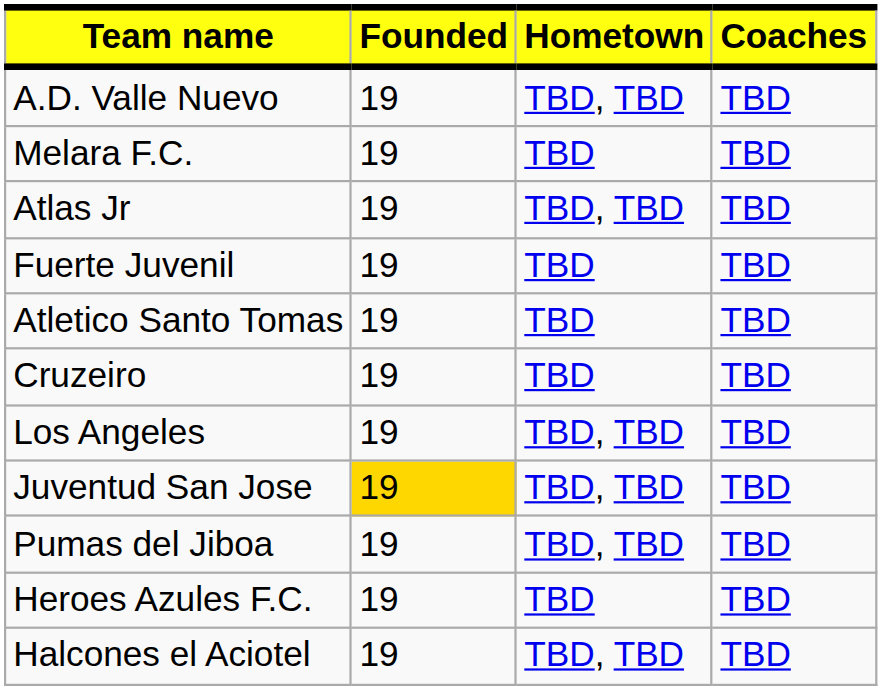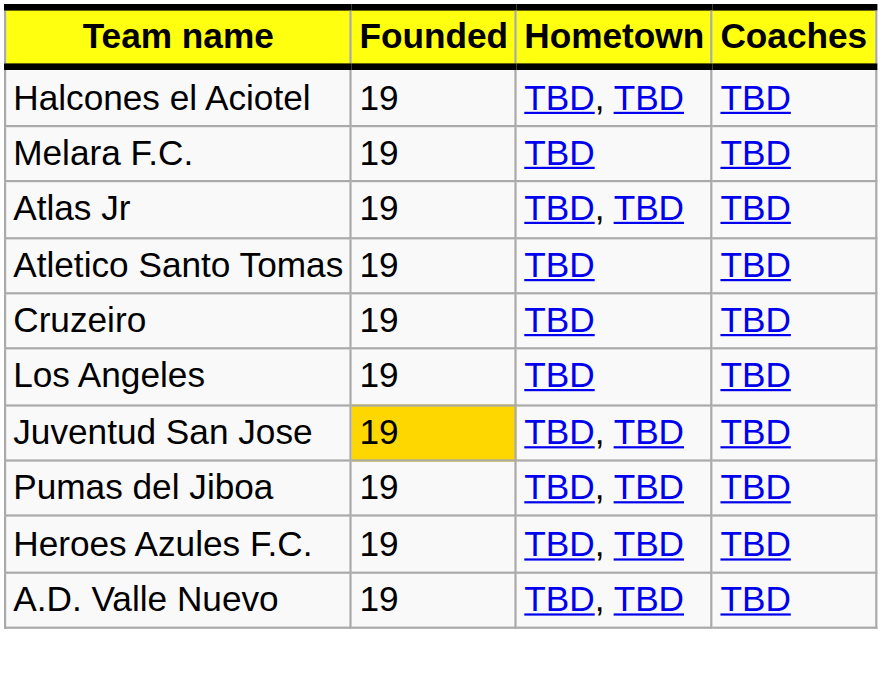rows swapped: (146, 97) <-> (162, 655)
- row: (124, 264)
(604, 431) TBD, TBD -> (560, 376) TBD
(560, 599) TBD -> (604, 543) TBD, TBD
